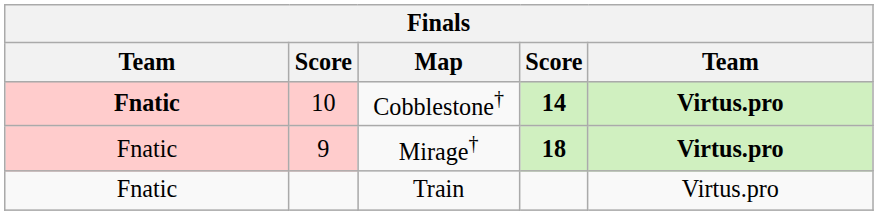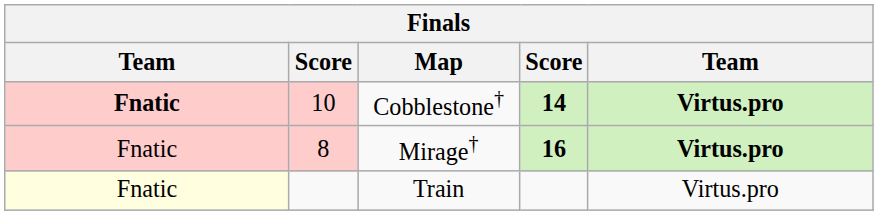(323, 148) 9 -> (323, 148) 8
(554, 148) 18 -> (554, 148) 16
(147, 189) no background -> (147, 189) lightyellow background
